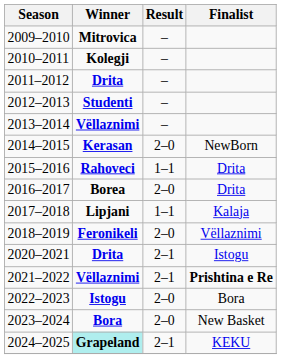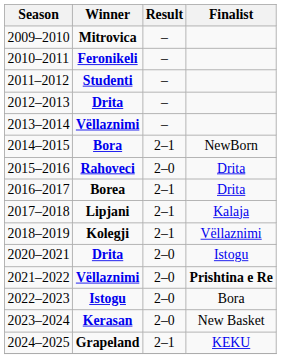(108, 59) Kolegji -> (108, 59) Feronikeli
(108, 80) Drita -> (108, 80) Studenti
(108, 102) Studenti -> (108, 102) Drita
(108, 146) Kerasan -> (108, 146) Bora
(164, 146) 2–0 -> (164, 146) 2–1
(164, 168) 1–1 -> (164, 168) 2–0
(164, 189) 2–0 -> (164, 189) 2–1
(164, 211) 1–1 -> (164, 211) 2–1
(108, 233) Feronikeli -> (108, 233) Kolegji
(164, 233) 2–0 -> (164, 233) 2–1
(164, 255) 2–1 -> (164, 255) 2–0
(164, 277) 2–1 -> (164, 277) 2–0
(108, 320) Bora -> (108, 320) Kerasan
(108, 342) paleturquoise background -> (108, 342) no background
